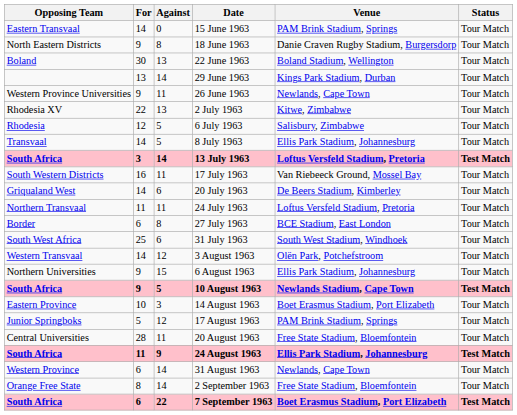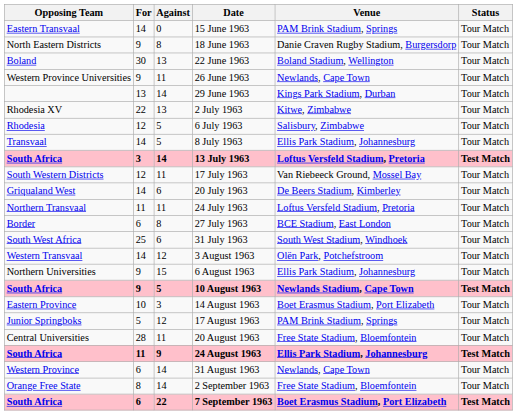rows swapped: (222, 93) <-> (222, 77)
(141, 175) 16 -> (141, 175) 12
